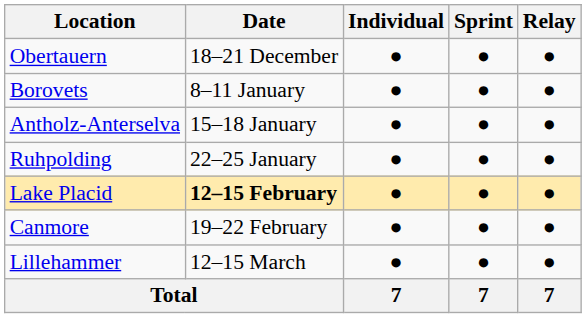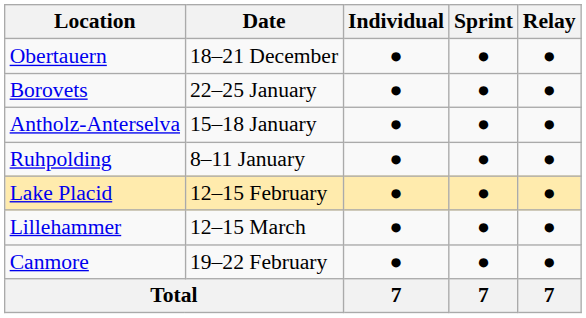(247, 90) 8–11 January -> (253, 90) 22–25 January
(253, 158) 22–25 January -> (247, 158) 8–11 January
(263, 192) bold -> (259, 192) normal
rows swapped: (49, 227) <-> (65, 261)
